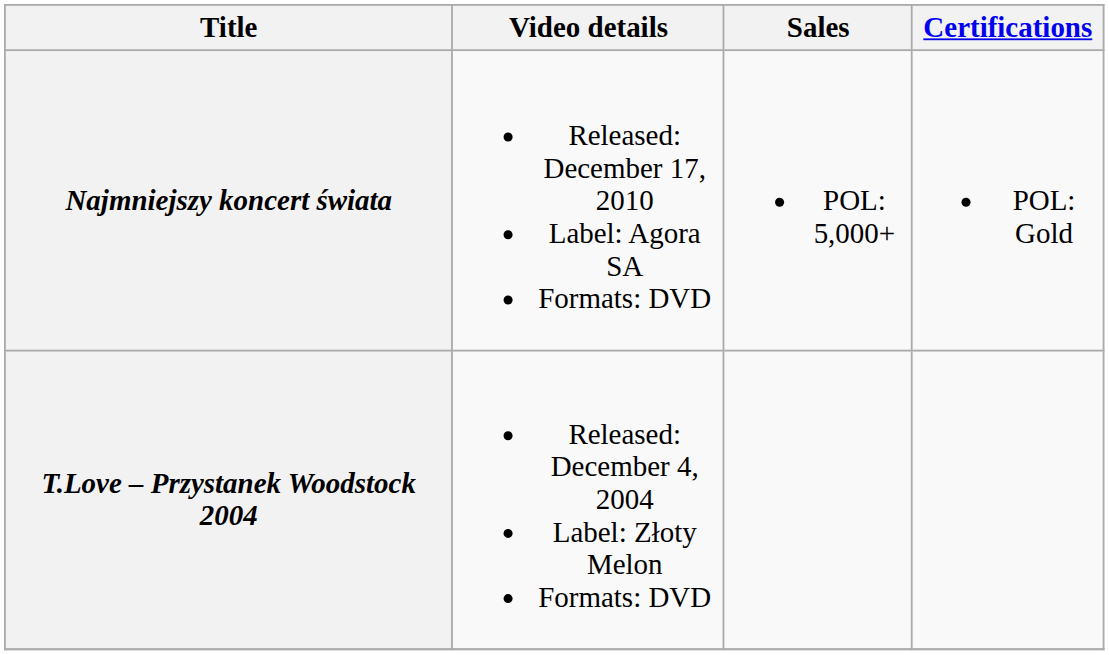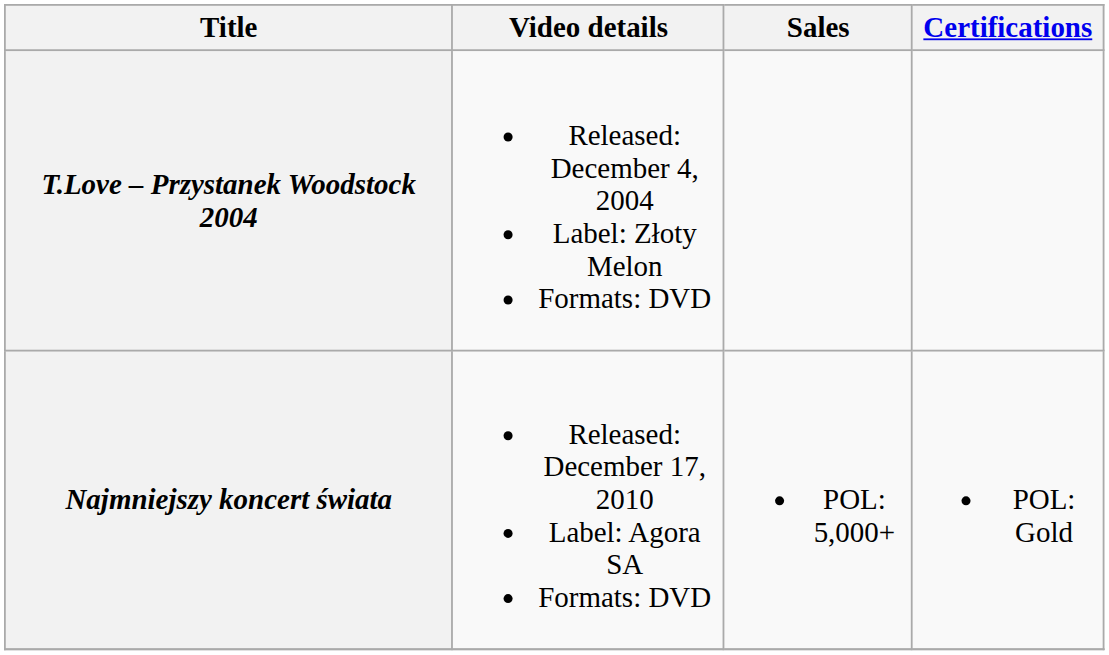rows swapped: (229, 499) <-> (229, 200)
